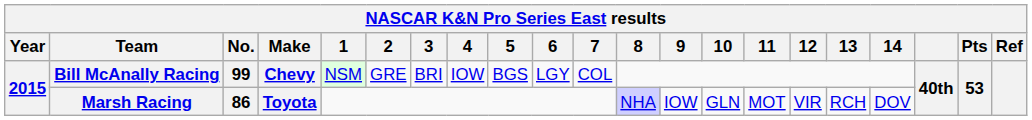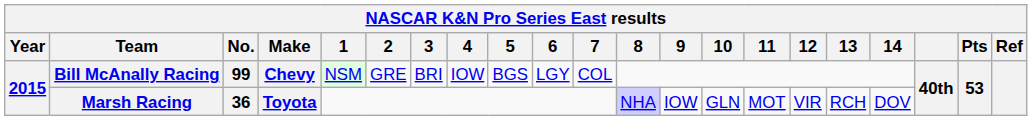(241, 102) 86 -> (241, 102) 36
